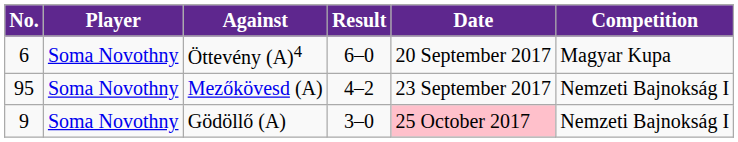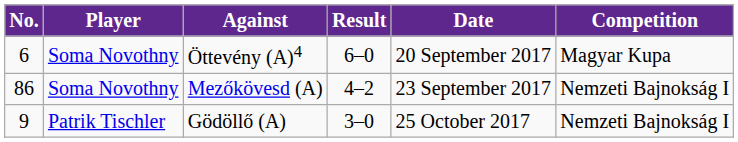(24, 89) 95 -> (24, 89) 86
(113, 120) Soma Novothny -> (107, 120) Patrik Tischler
(463, 120) pink background -> (463, 120) no background
